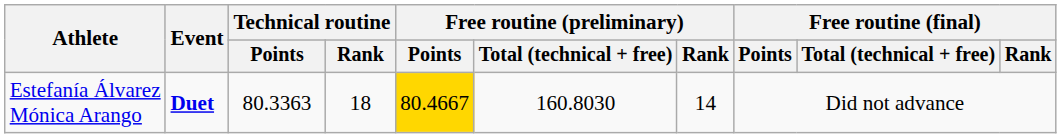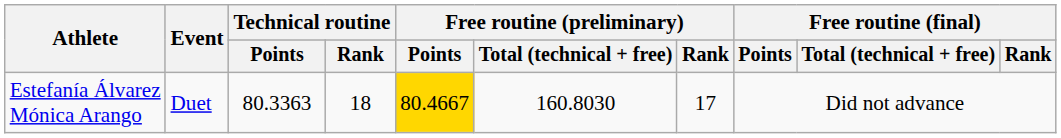(192, 102) bold -> (191, 102) normal
(705, 102) 14 -> (705, 102) 17
